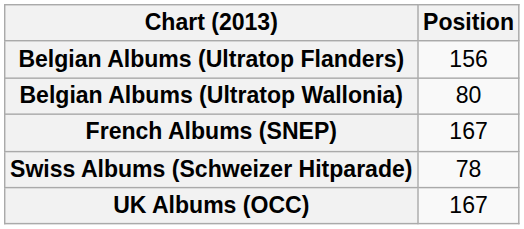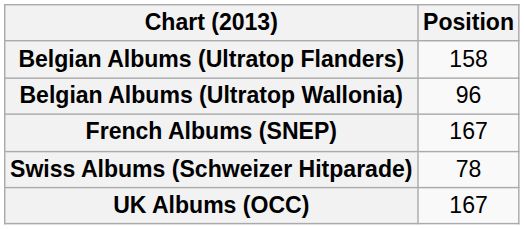(469, 59) 156 -> (469, 59) 158
(469, 95) 80 -> (469, 95) 96
